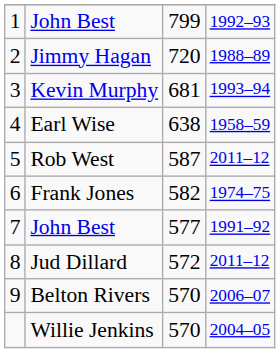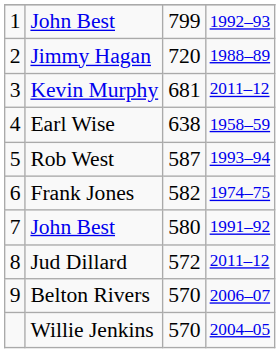(240, 90) 1993–94 -> (240, 90) 2011–12
(240, 158) 2011–12 -> (240, 158) 1993–94
(184, 227) 577 -> (184, 227) 580
